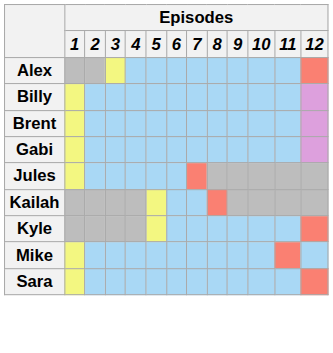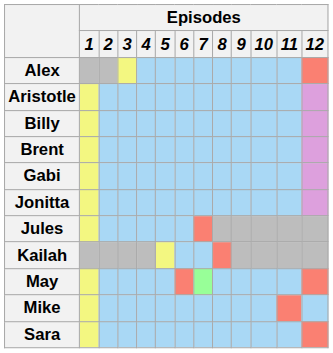+ row: (42, 96)
+ row: (42, 202)
- row: (35, 228)
+ row: (42, 281)
